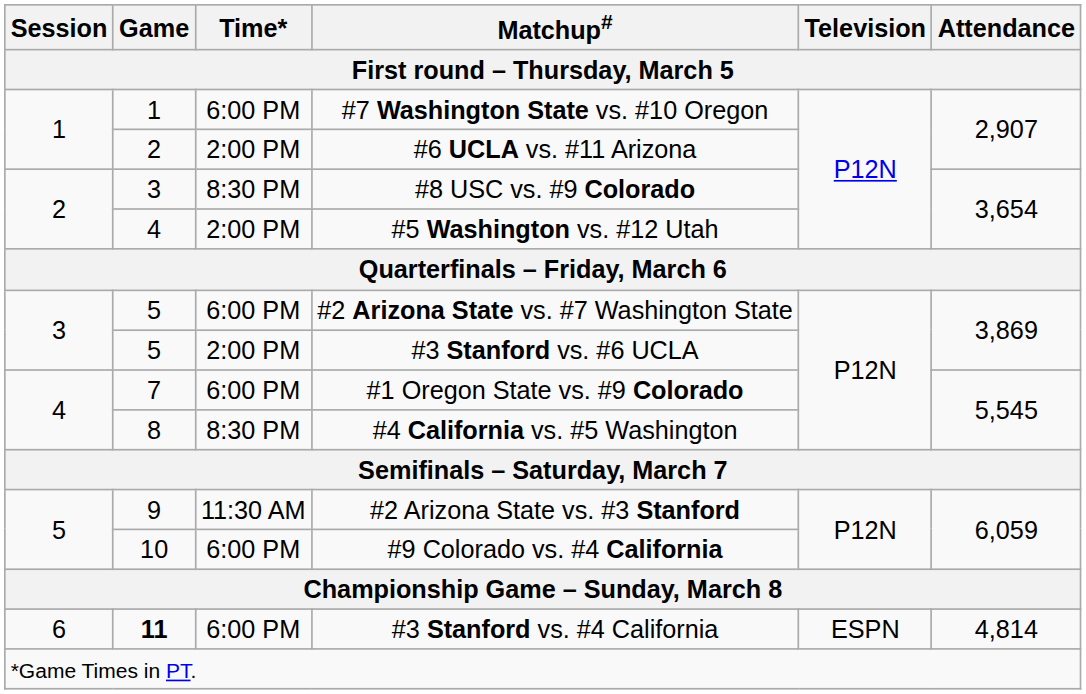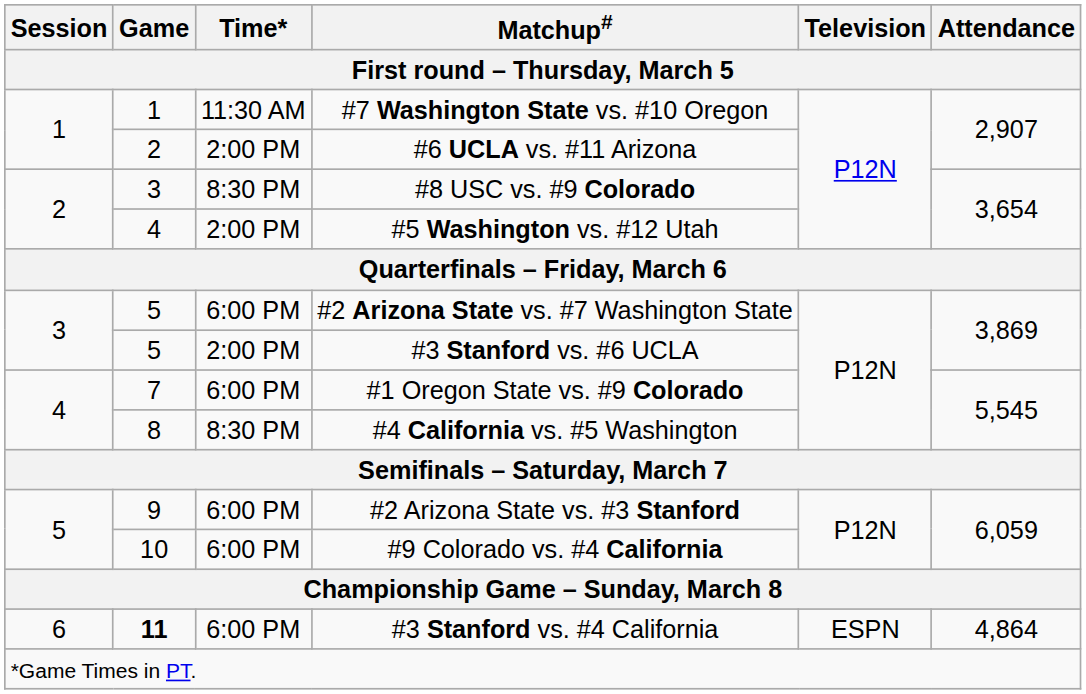(253, 110) 6:00 PM -> (253, 110) 11:30 AM
(253, 509) 11:30 AM -> (253, 509) 6:00 PM
(1006, 629) 4,814 -> (1006, 629) 4,864
